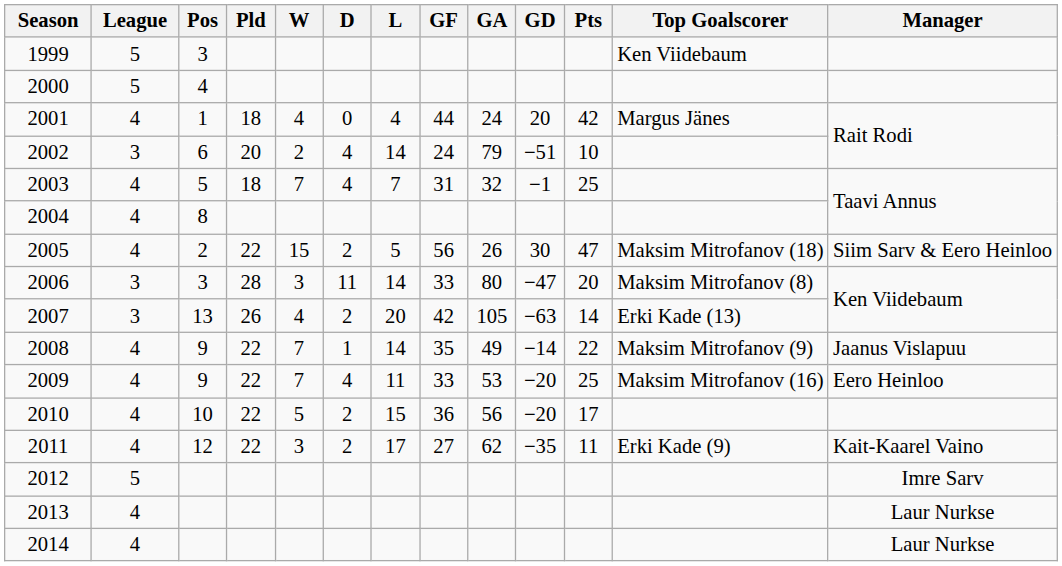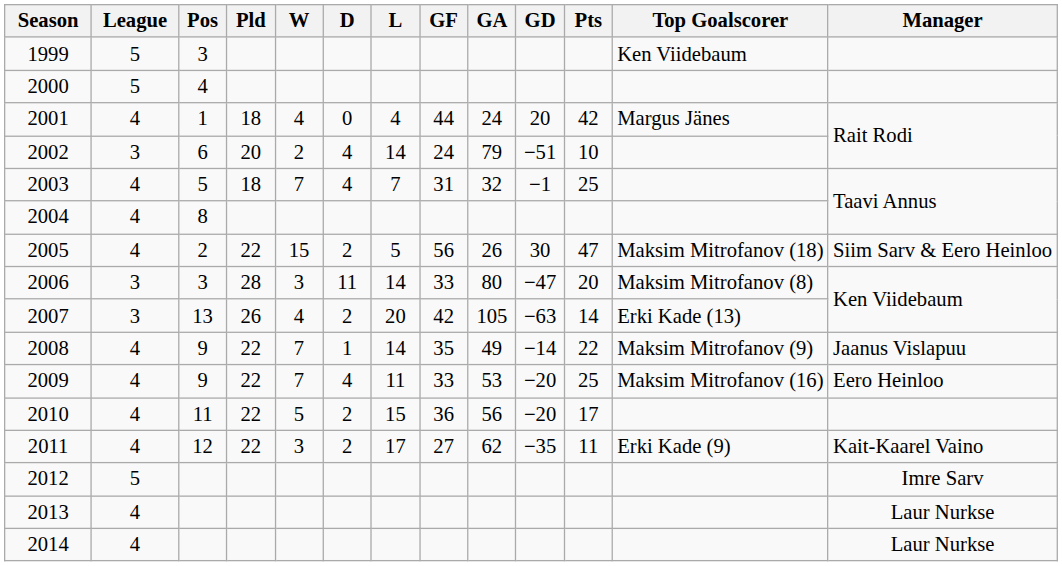(203, 413) 10 -> (203, 413) 11
